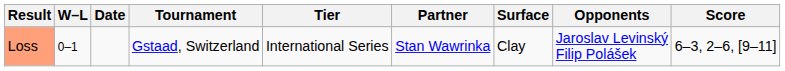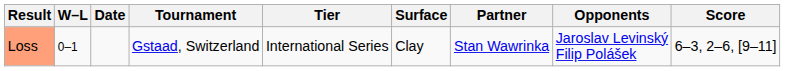columns swapped: (523, 15) <-> (443, 15)
